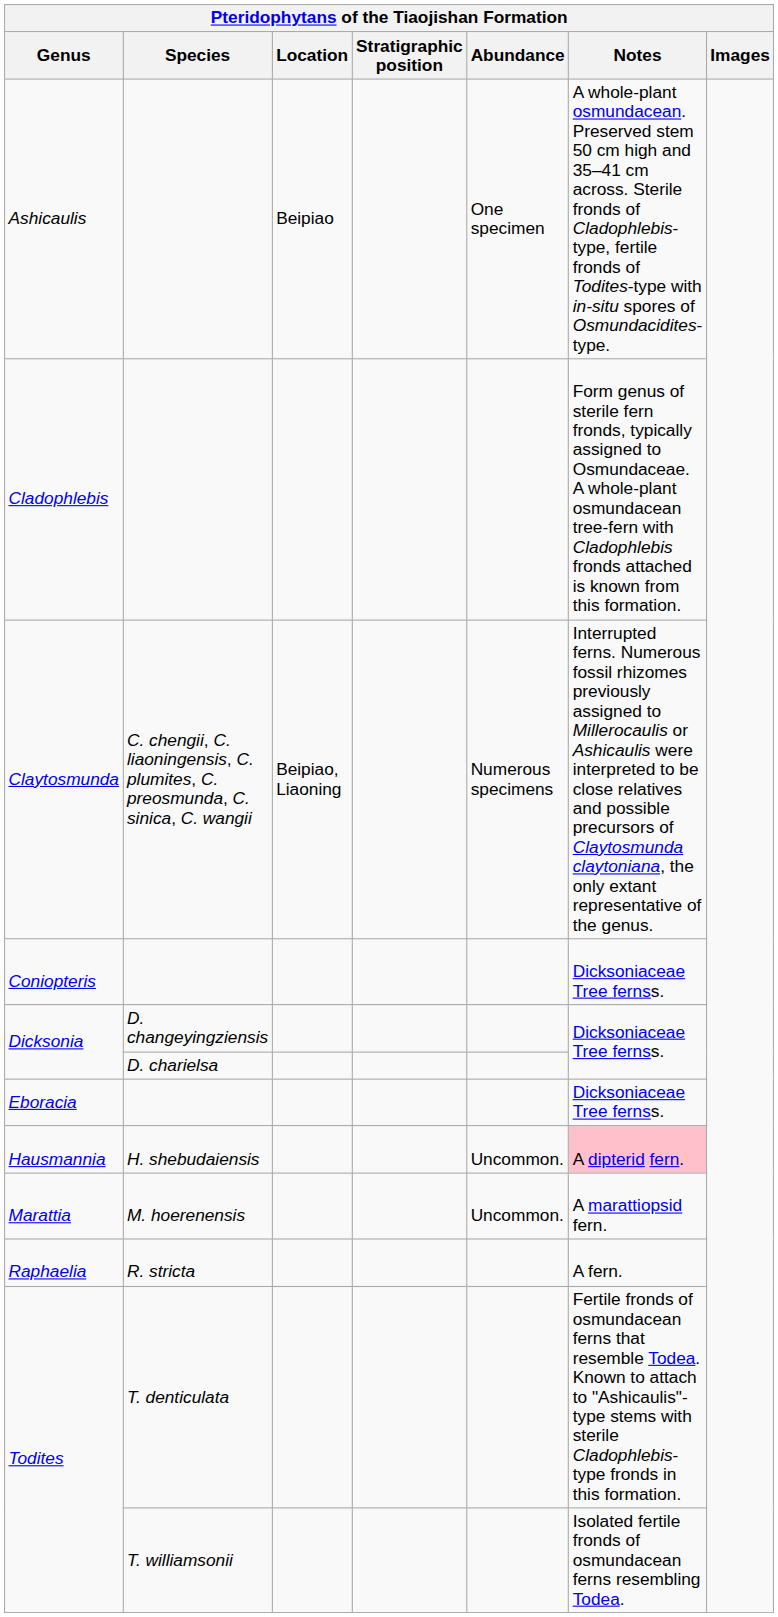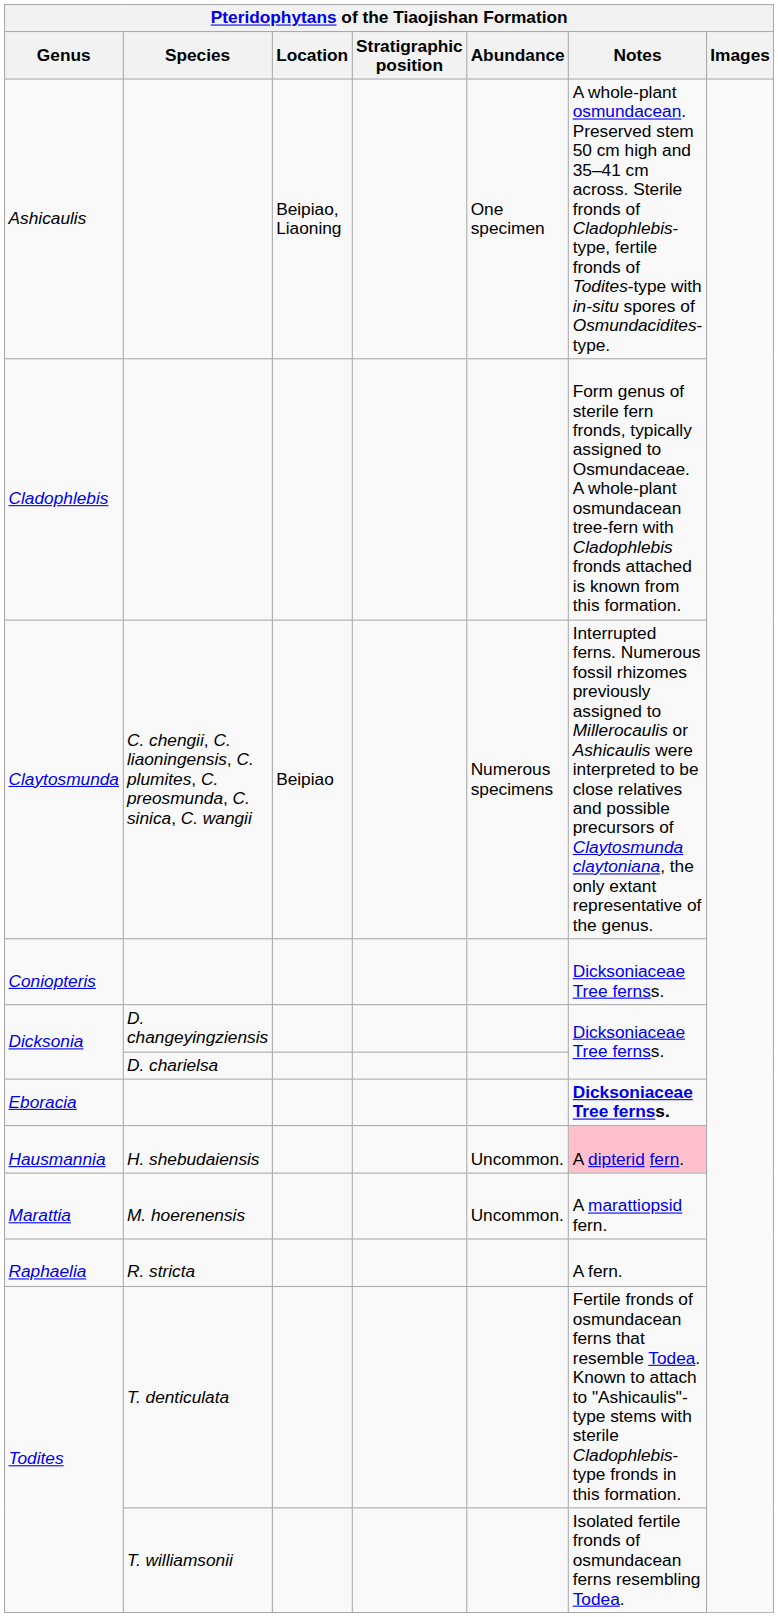(305, 218) Beipiao -> (309, 218) Beipiao, Liaoning
(309, 779) Beipiao, Liaoning -> (305, 779) Beipiao
(629, 1102) normal -> (633, 1102) bold
